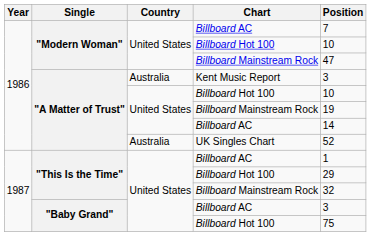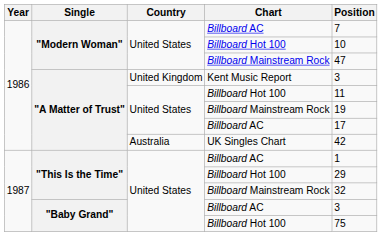(150, 77) Australia -> (166, 77) United Kingdom
(329, 93) 10 -> (340, 93) 11
(329, 126) 14 -> (340, 126) 17
(329, 142) 52 -> (340, 142) 42
